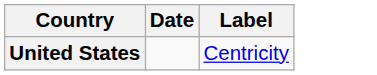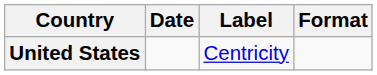+ column: (333, 20)
